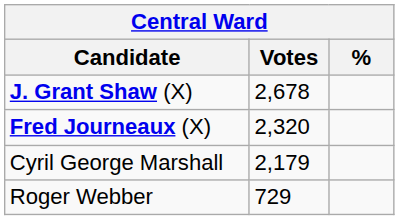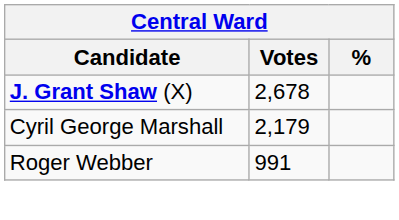- row: (110, 127)
(273, 197) 729 -> (273, 162) 991
